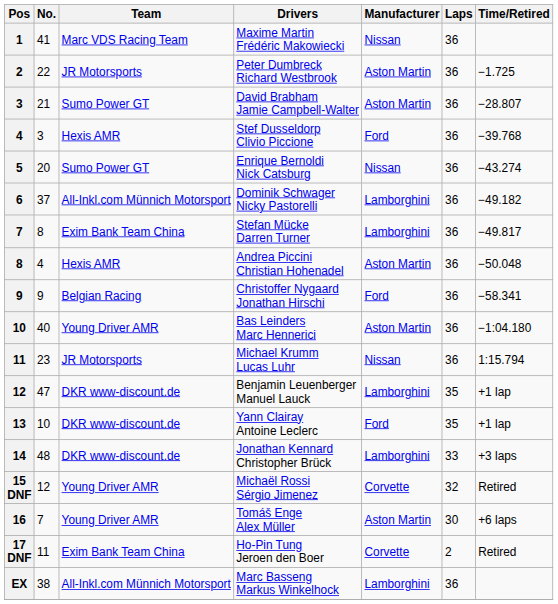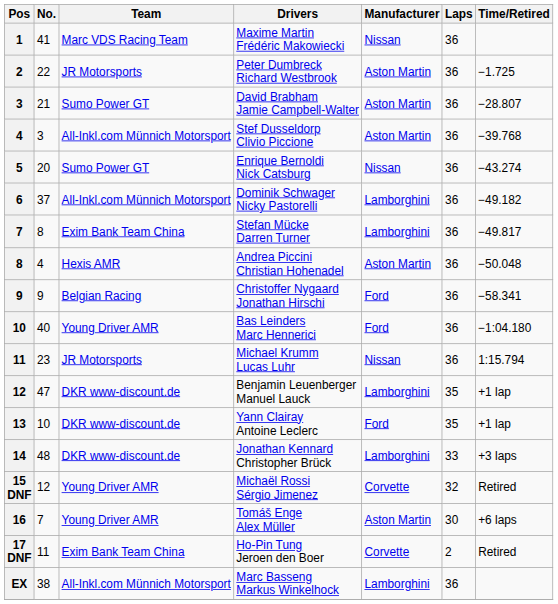(91, 135) Hexis AMR -> (146, 135) All-Inkl.com Münnich Motorsport
(377, 135) Ford -> (398, 135) Aston Martin
(398, 328) Aston Martin -> (377, 328) Ford
